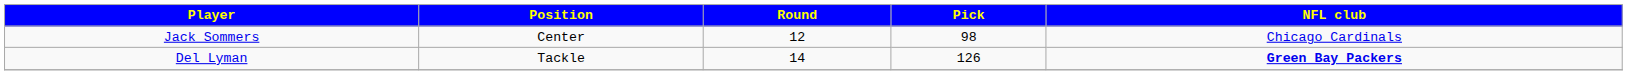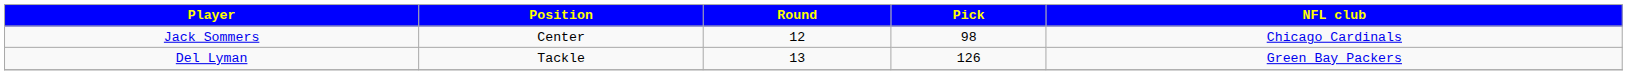(797, 59) 14 -> (797, 59) 13
(1334, 59) bold -> (1334, 59) normal
